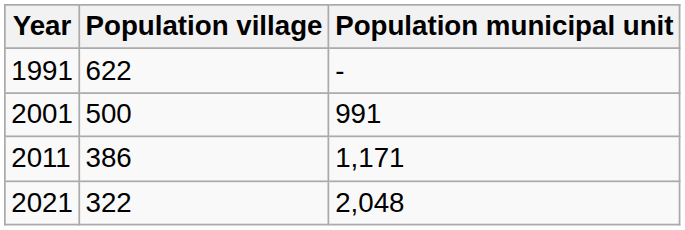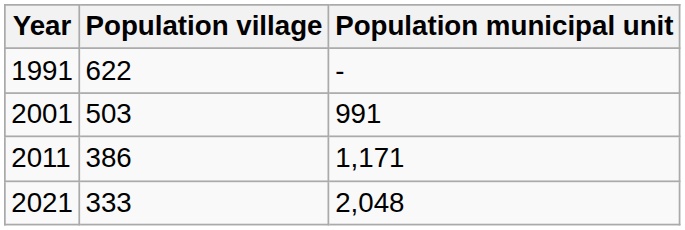(109, 114) 500 -> (109, 114) 503
(109, 202) 322 -> (109, 202) 333
